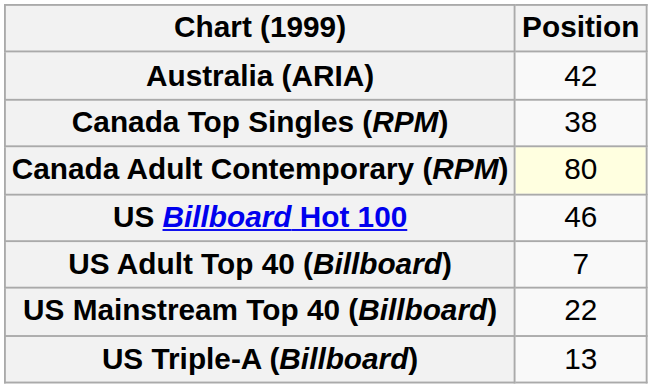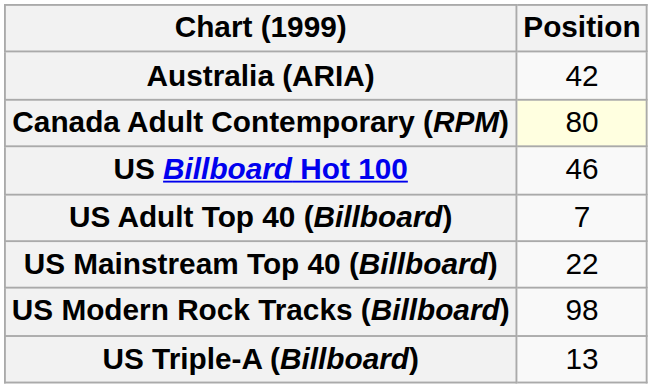- row: (260, 122)
+ row: (261, 311)
